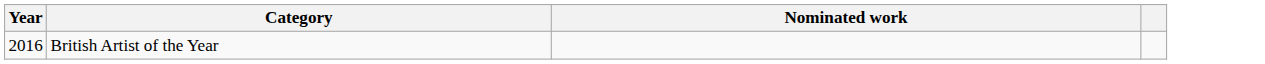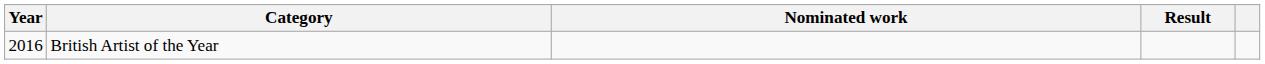+ column: (1188, 18)
